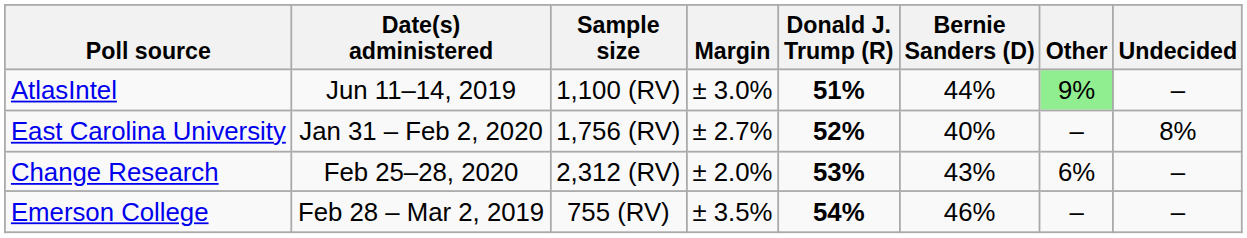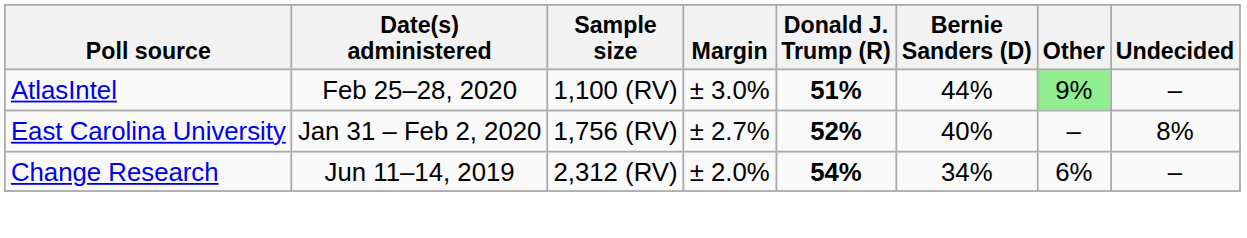(421, 90) Jun 11–14, 2019 -> (420, 90) Feb 25–28, 2020
(421, 172) Feb 25–28, 2020 -> (420, 172) Jun 11–14, 2019
(839, 172) 53% -> (836, 172) 54%
(970, 172) 43% -> (967, 172) 34%
- row: (110, 213)
